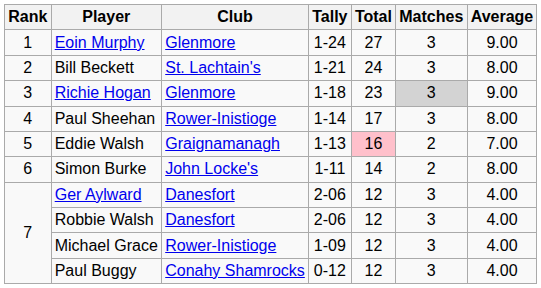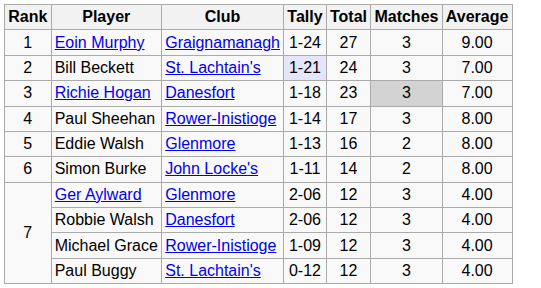(200, 42) Glenmore -> (223, 42) Graignamanagh
(330, 67) no background -> (305, 67) lavender background
(502, 67) 8.00 -> (477, 67) 7.00
(200, 93) Glenmore -> (200, 93) Danesfort
(502, 93) 9.00 -> (477, 93) 7.00
(223, 144) Graignamanagh -> (200, 144) Glenmore
(373, 144) pink background -> (349, 144) no background
(502, 144) 7.00 -> (477, 144) 8.00
(200, 194) Danesfort -> (200, 194) Glenmore
(235, 270) Conahy Shamrocks -> (213, 270) St. Lachtain's
